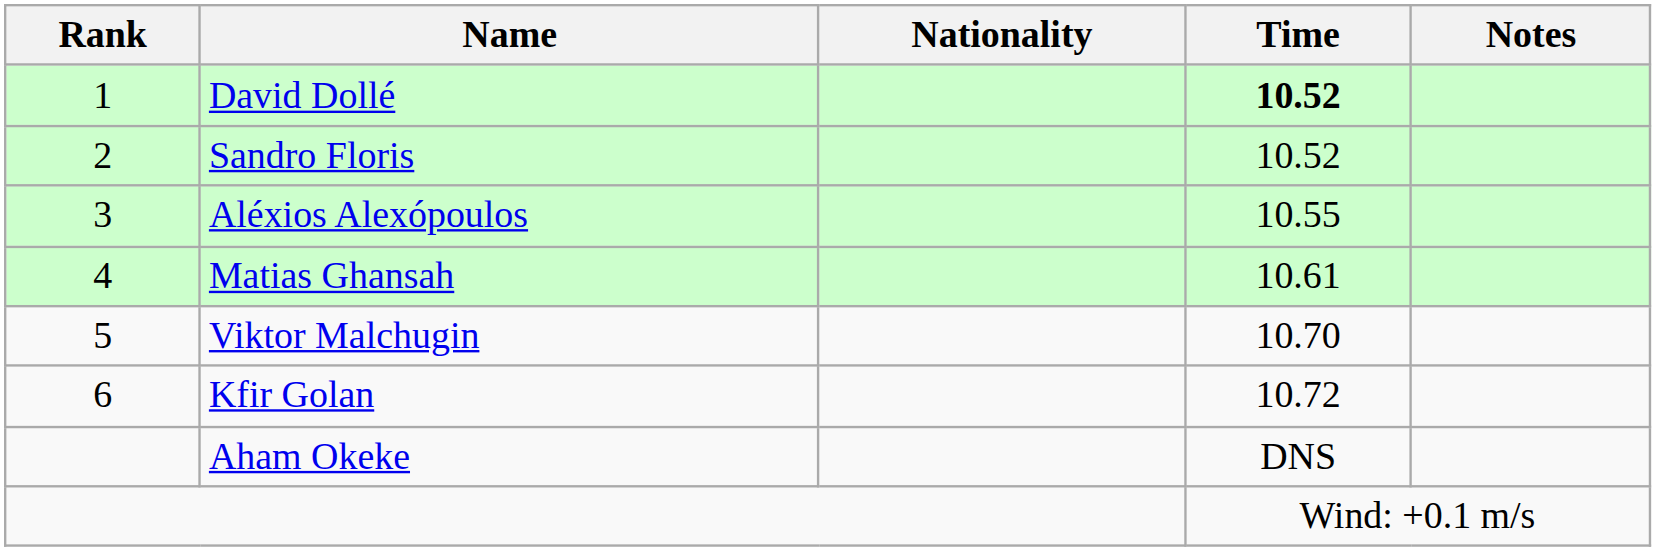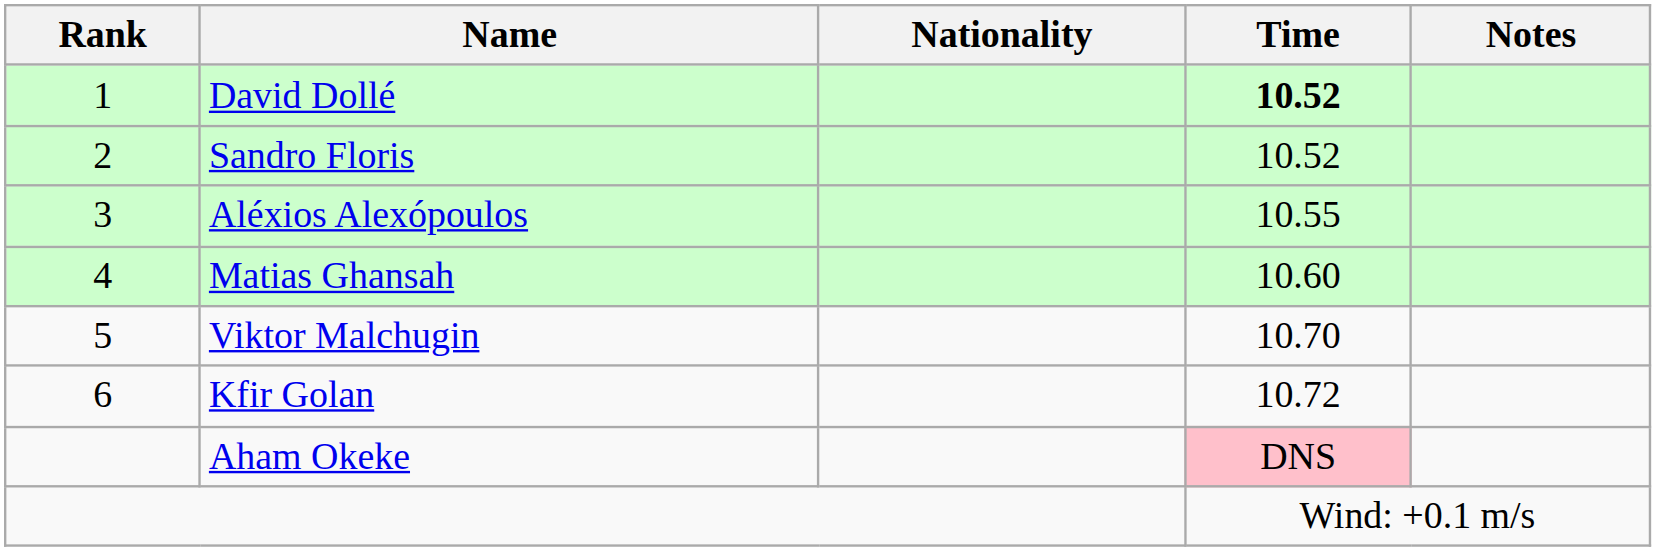(1298, 275) 10.61 -> (1298, 275) 10.60
(1298, 455) no background -> (1298, 455) pink background
